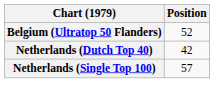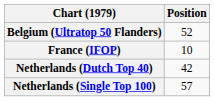+ row: (84, 50)
